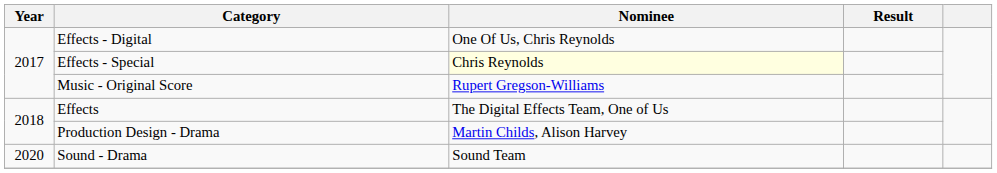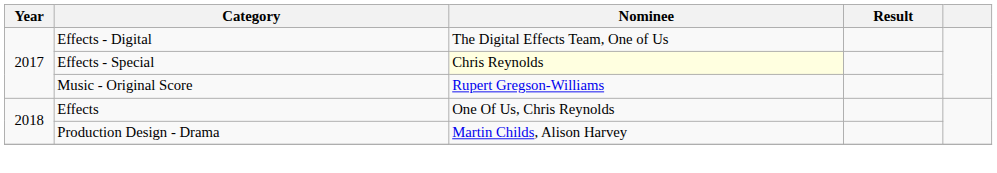(533, 39) One Of Us, Chris Reynolds -> (560, 39) The Digital Effects Team, One of Us
(560, 109) The Digital Effects Team, One of Us -> (533, 109) One Of Us, Chris Reynolds
- row: (102, 156)
